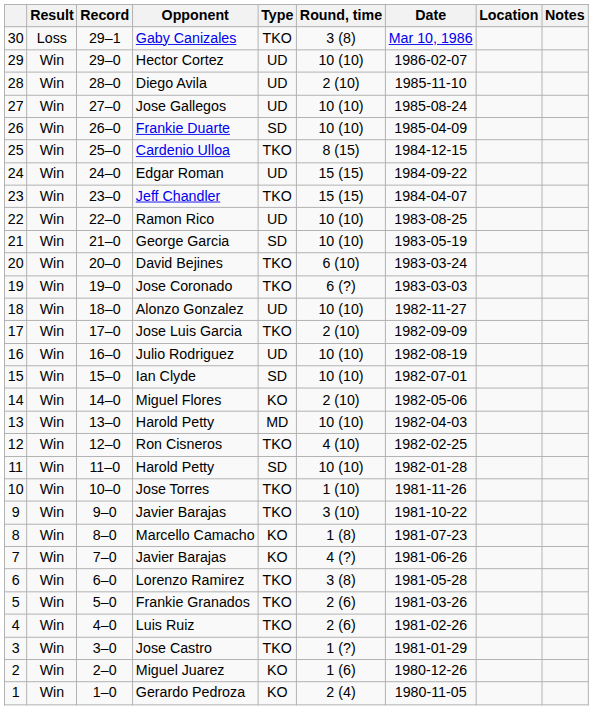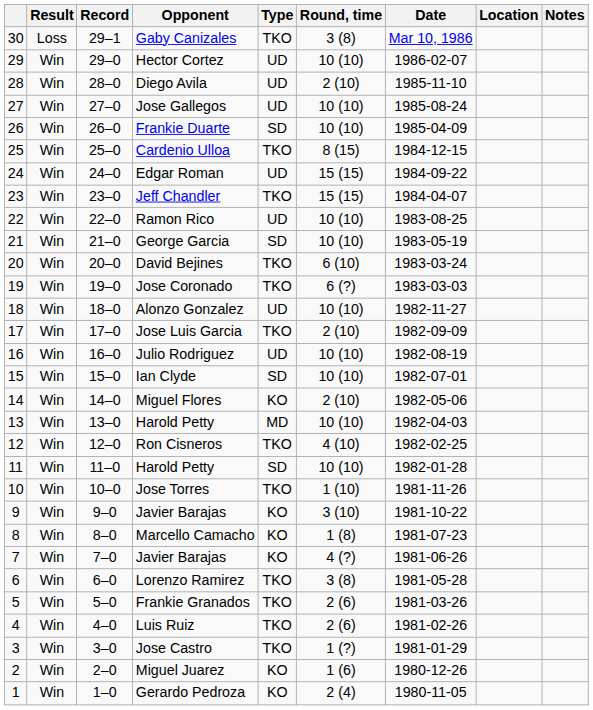(277, 512) TKO -> (277, 512) KO
